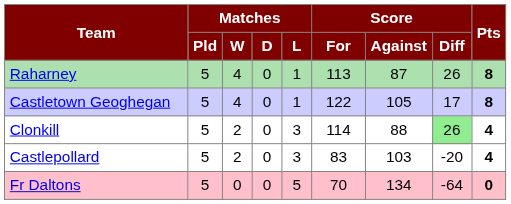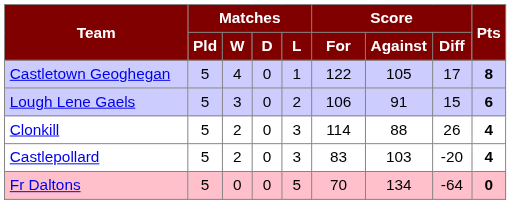- row: (43, 74)
+ row: (73, 101)
(452, 129) lightgreen background -> (452, 129) no background
